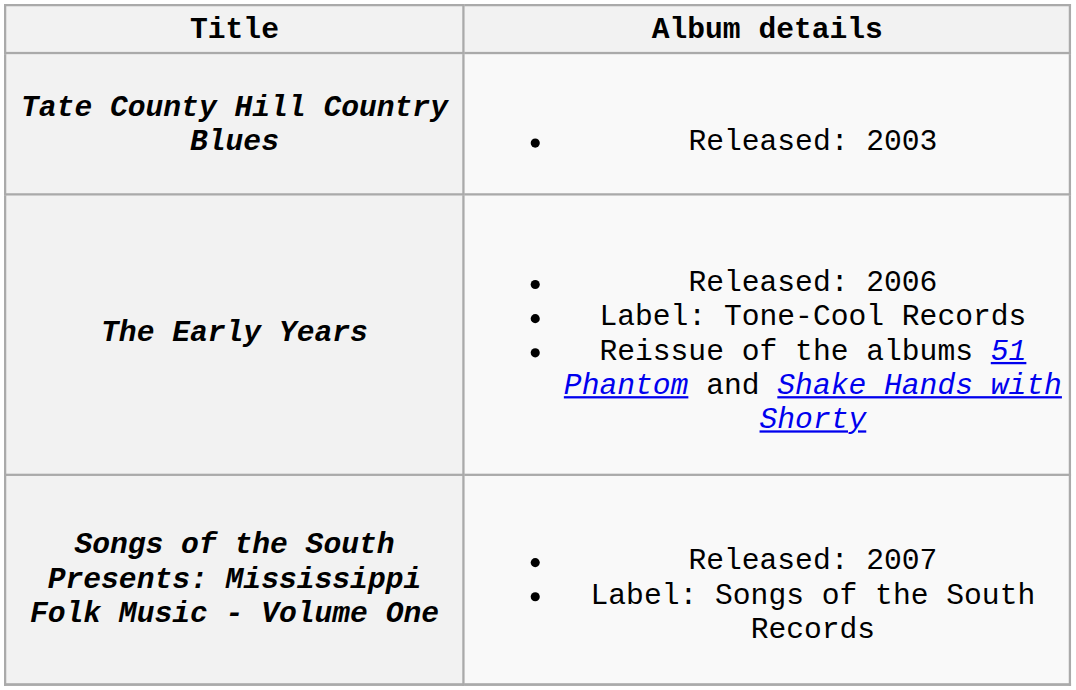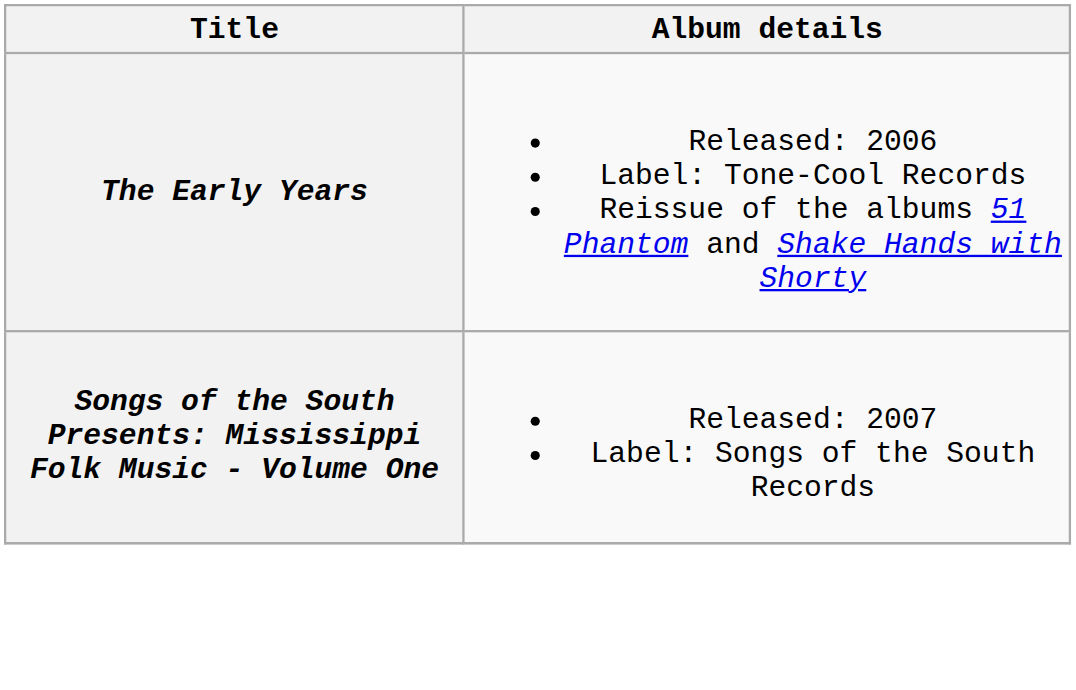- row: (234, 124)
